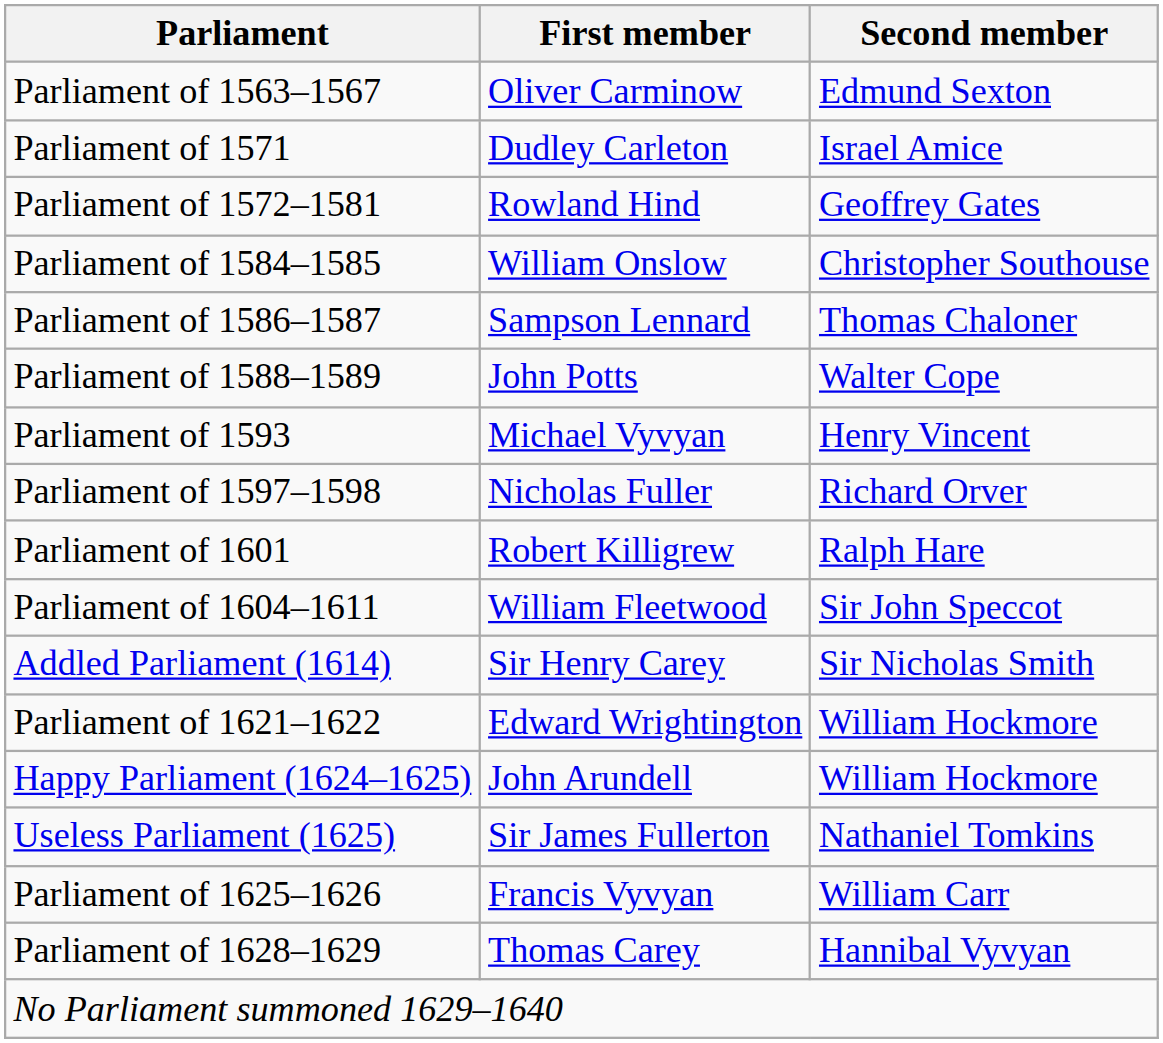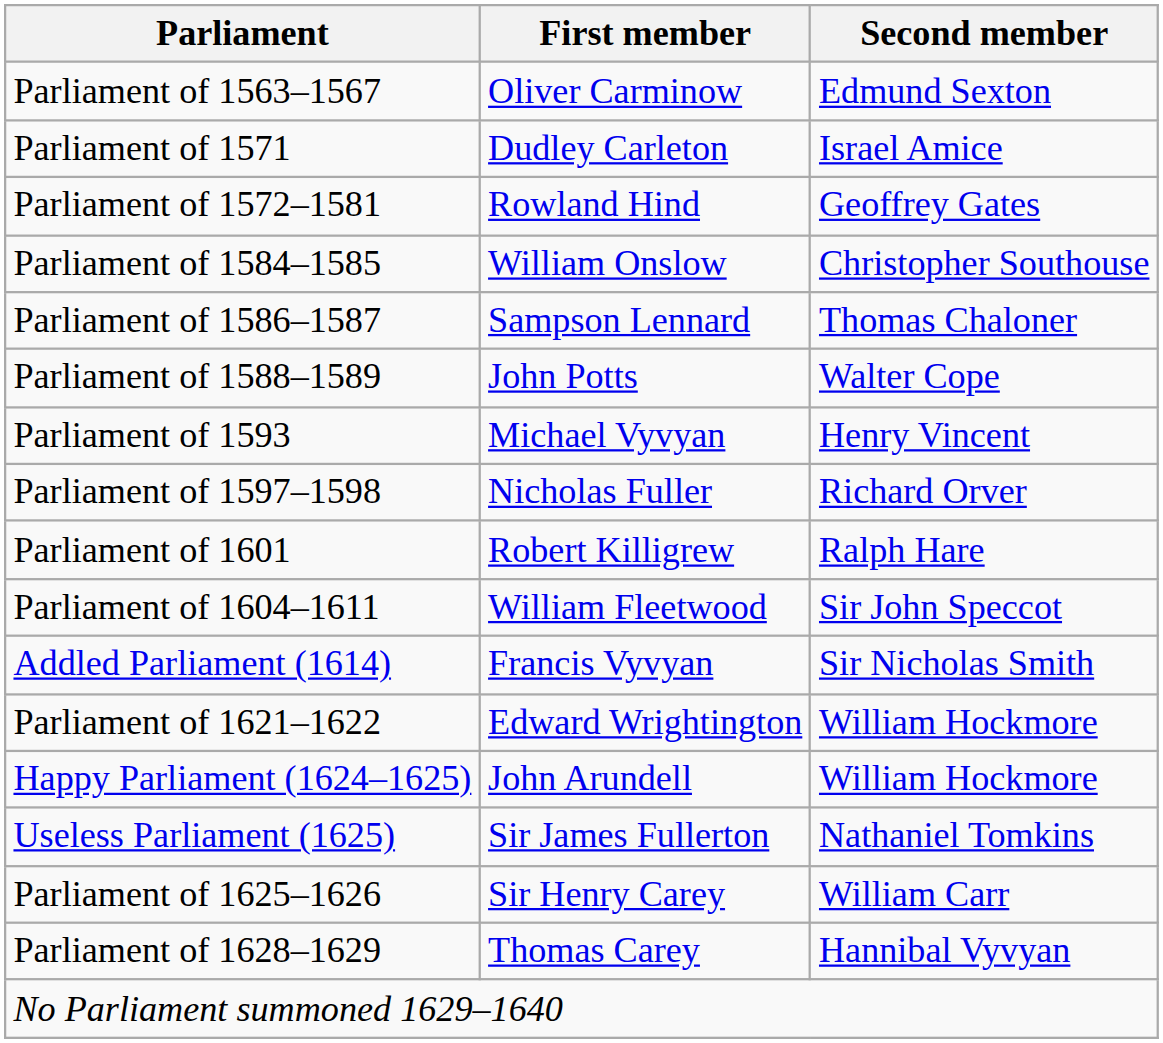(607, 663) Sir Henry Carey -> (601, 663) Francis Vyvyan
(601, 893) Francis Vyvyan -> (607, 893) Sir Henry Carey
